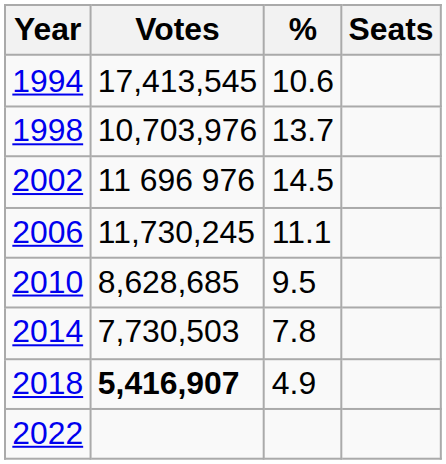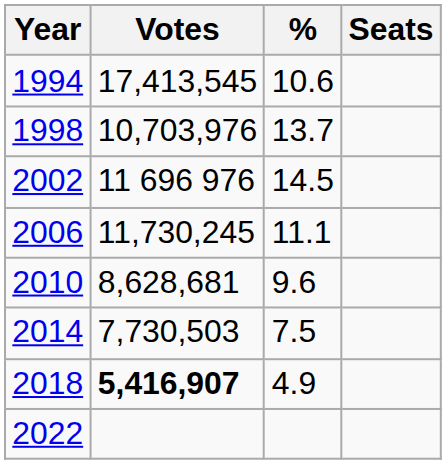(169, 282) 8,628,685 -> (169, 282) 8,628,681
(294, 282) 9.5 -> (294, 282) 9.6
(294, 332) 7.8 -> (294, 332) 7.5
